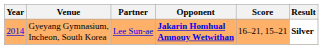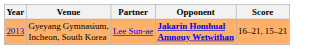- column: (303, 12)
(15, 32) 2014 -> (15, 32) 2013
